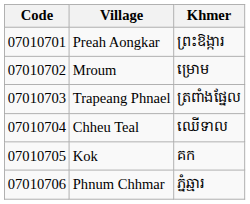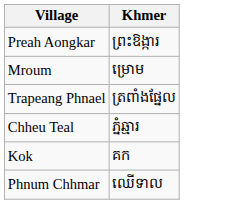- column: (37, 16)
(202, 126) ឈើទាល -> (126, 126) ភ្នំឆ្មារ
(191, 183) ភ្នំឆ្មារ -> (137, 183) ឈើទាល
